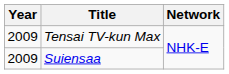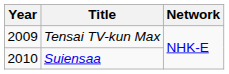(23, 58) 2009 -> (23, 58) 2010
